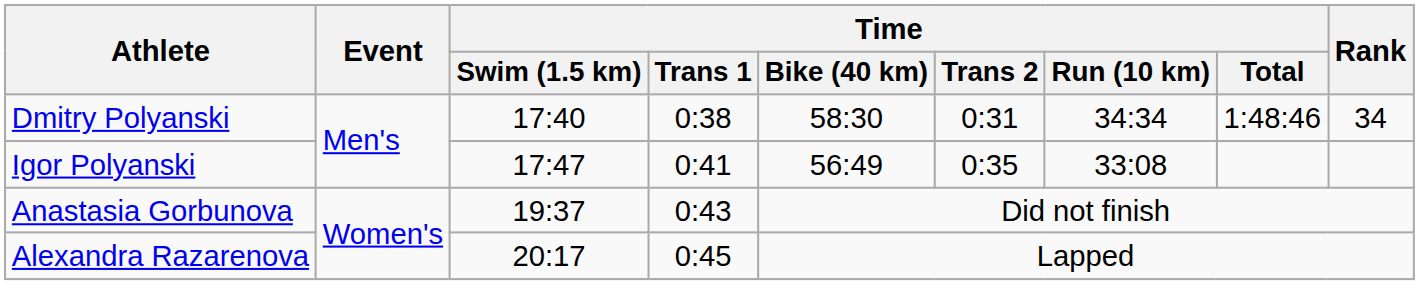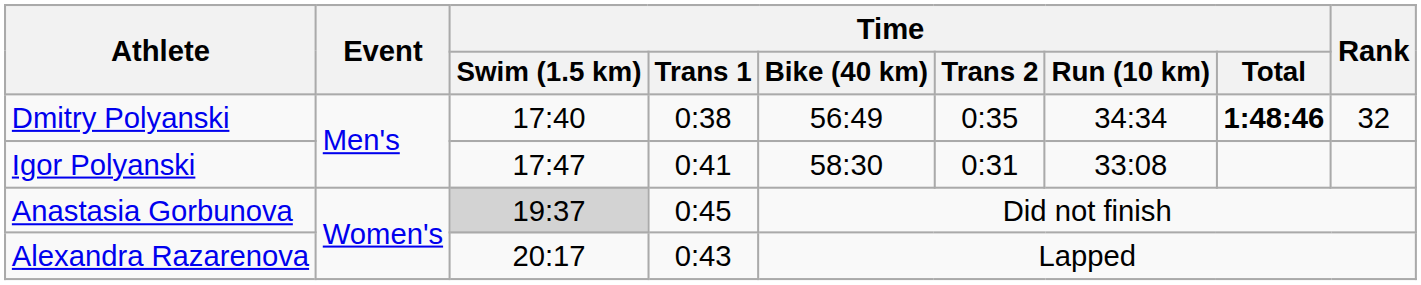(846, 118) 58:30 -> (846, 118) 56:49
(990, 118) 0:31 -> (990, 118) 0:35
(1272, 118) normal -> (1274, 118) bold
(1370, 118) 34 -> (1374, 118) 32
(846, 164) 56:49 -> (846, 164) 58:30
(990, 164) 0:35 -> (990, 164) 0:31
(549, 211) no background -> (549, 211) lightgrey background
(703, 211) 0:43 -> (703, 211) 0:45
(703, 257) 0:45 -> (703, 257) 0:43
